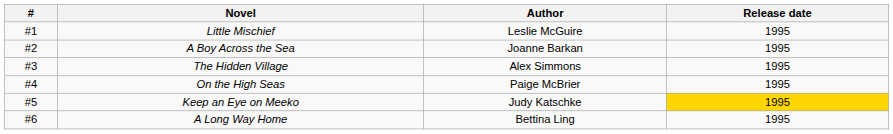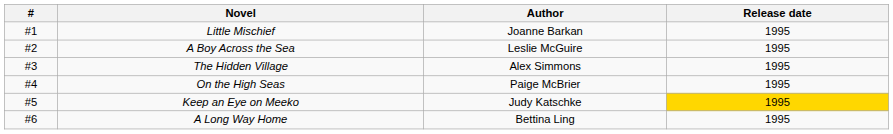(545, 31) Leslie McGuire -> (545, 31) Joanne Barkan
(545, 48) Joanne Barkan -> (545, 48) Leslie McGuire
